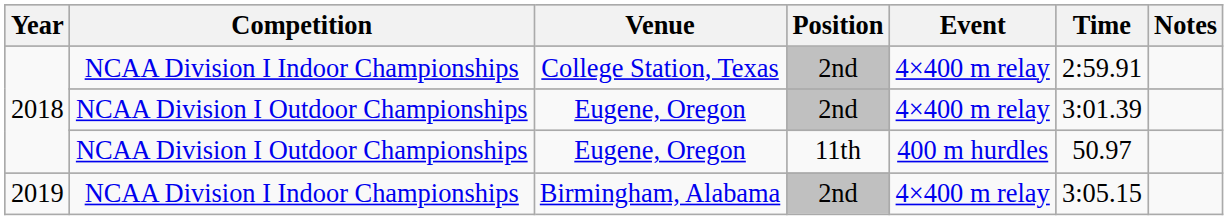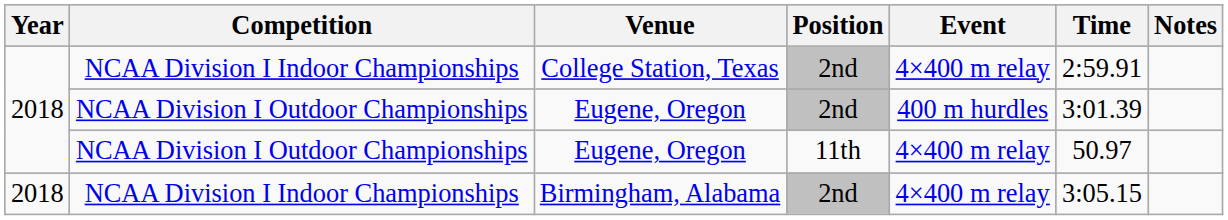(973, 109) 4×400 m relay -> (973, 109) 400 m hurdles
(973, 151) 400 m hurdles -> (973, 151) 4×400 m relay
(37, 192) 2019 -> (37, 192) 2018
